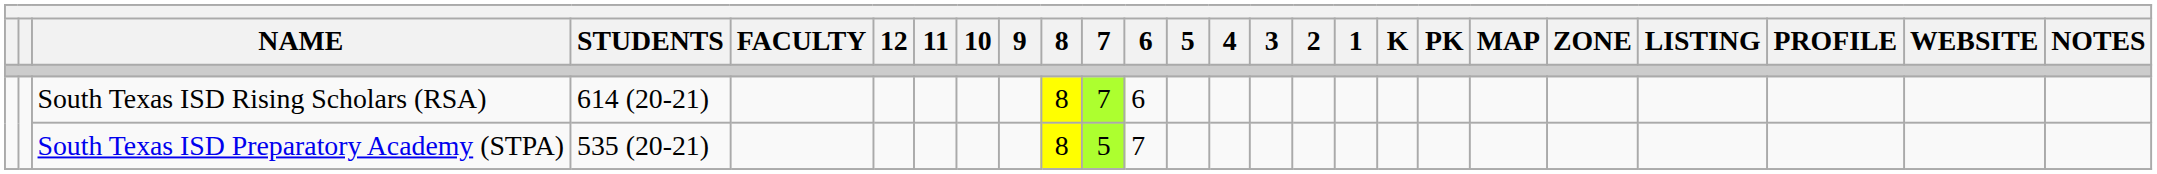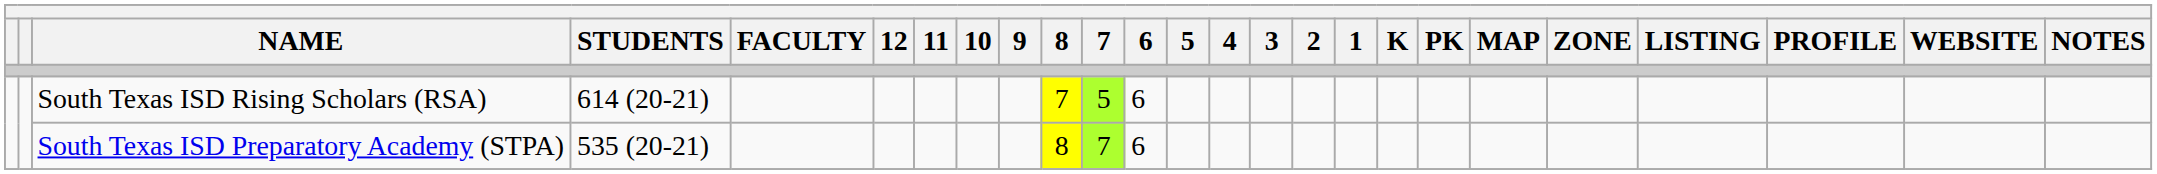(1062, 99) 8 -> (1062, 99) 7
(1104, 99) 7 -> (1104, 99) 5
(1104, 145) 5 -> (1104, 145) 7
(1138, 145) 7 -> (1138, 145) 6
